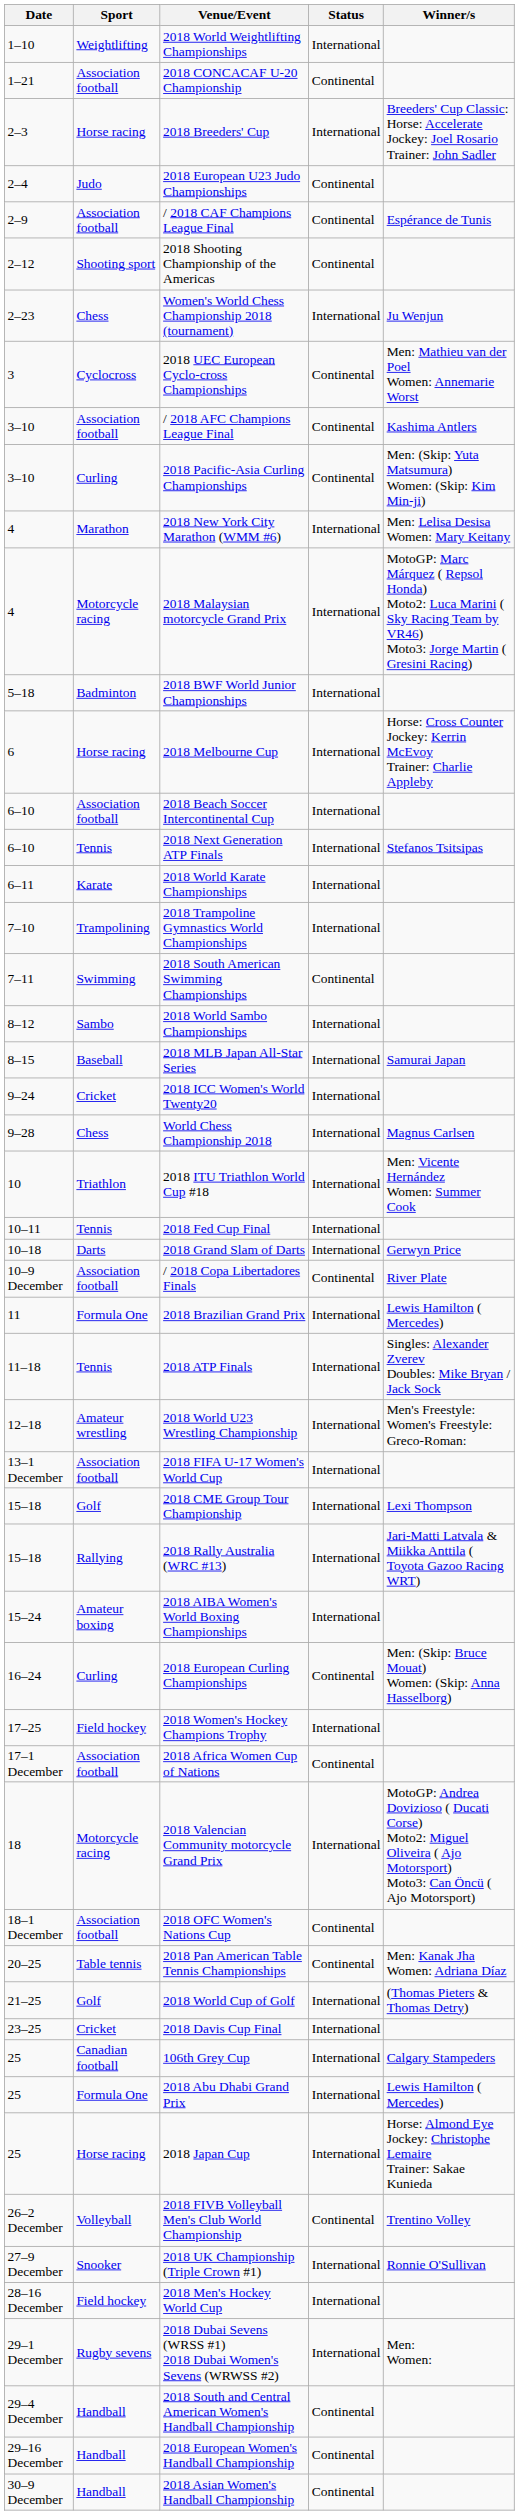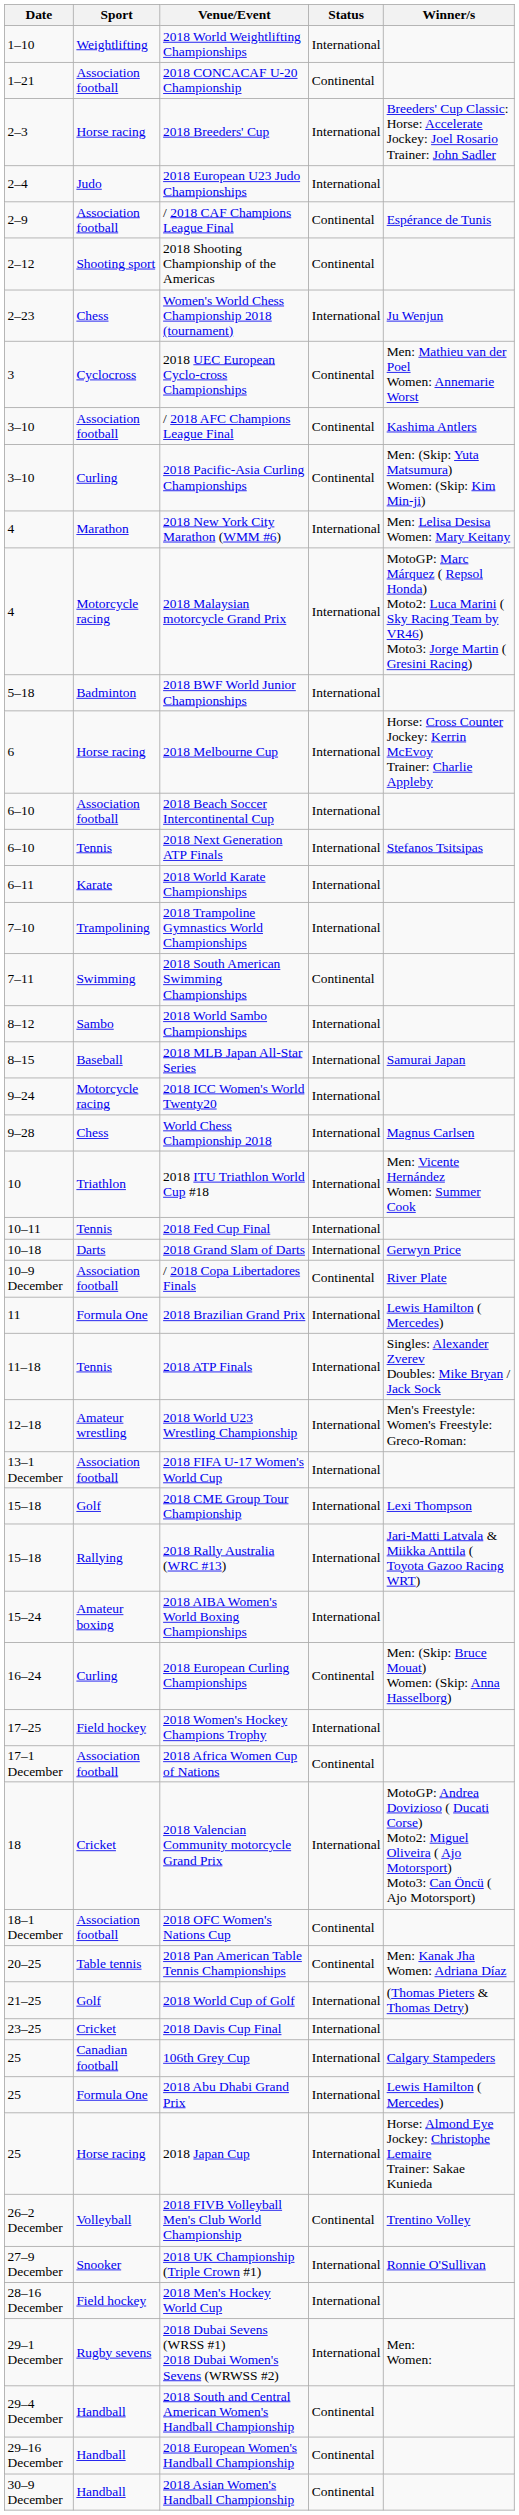(343, 183) Continental -> (346, 183) International
(96, 1096) Cricket -> (107, 1096) Motorcycle racing
(107, 1845) Motorcycle racing -> (96, 1845) Cricket
